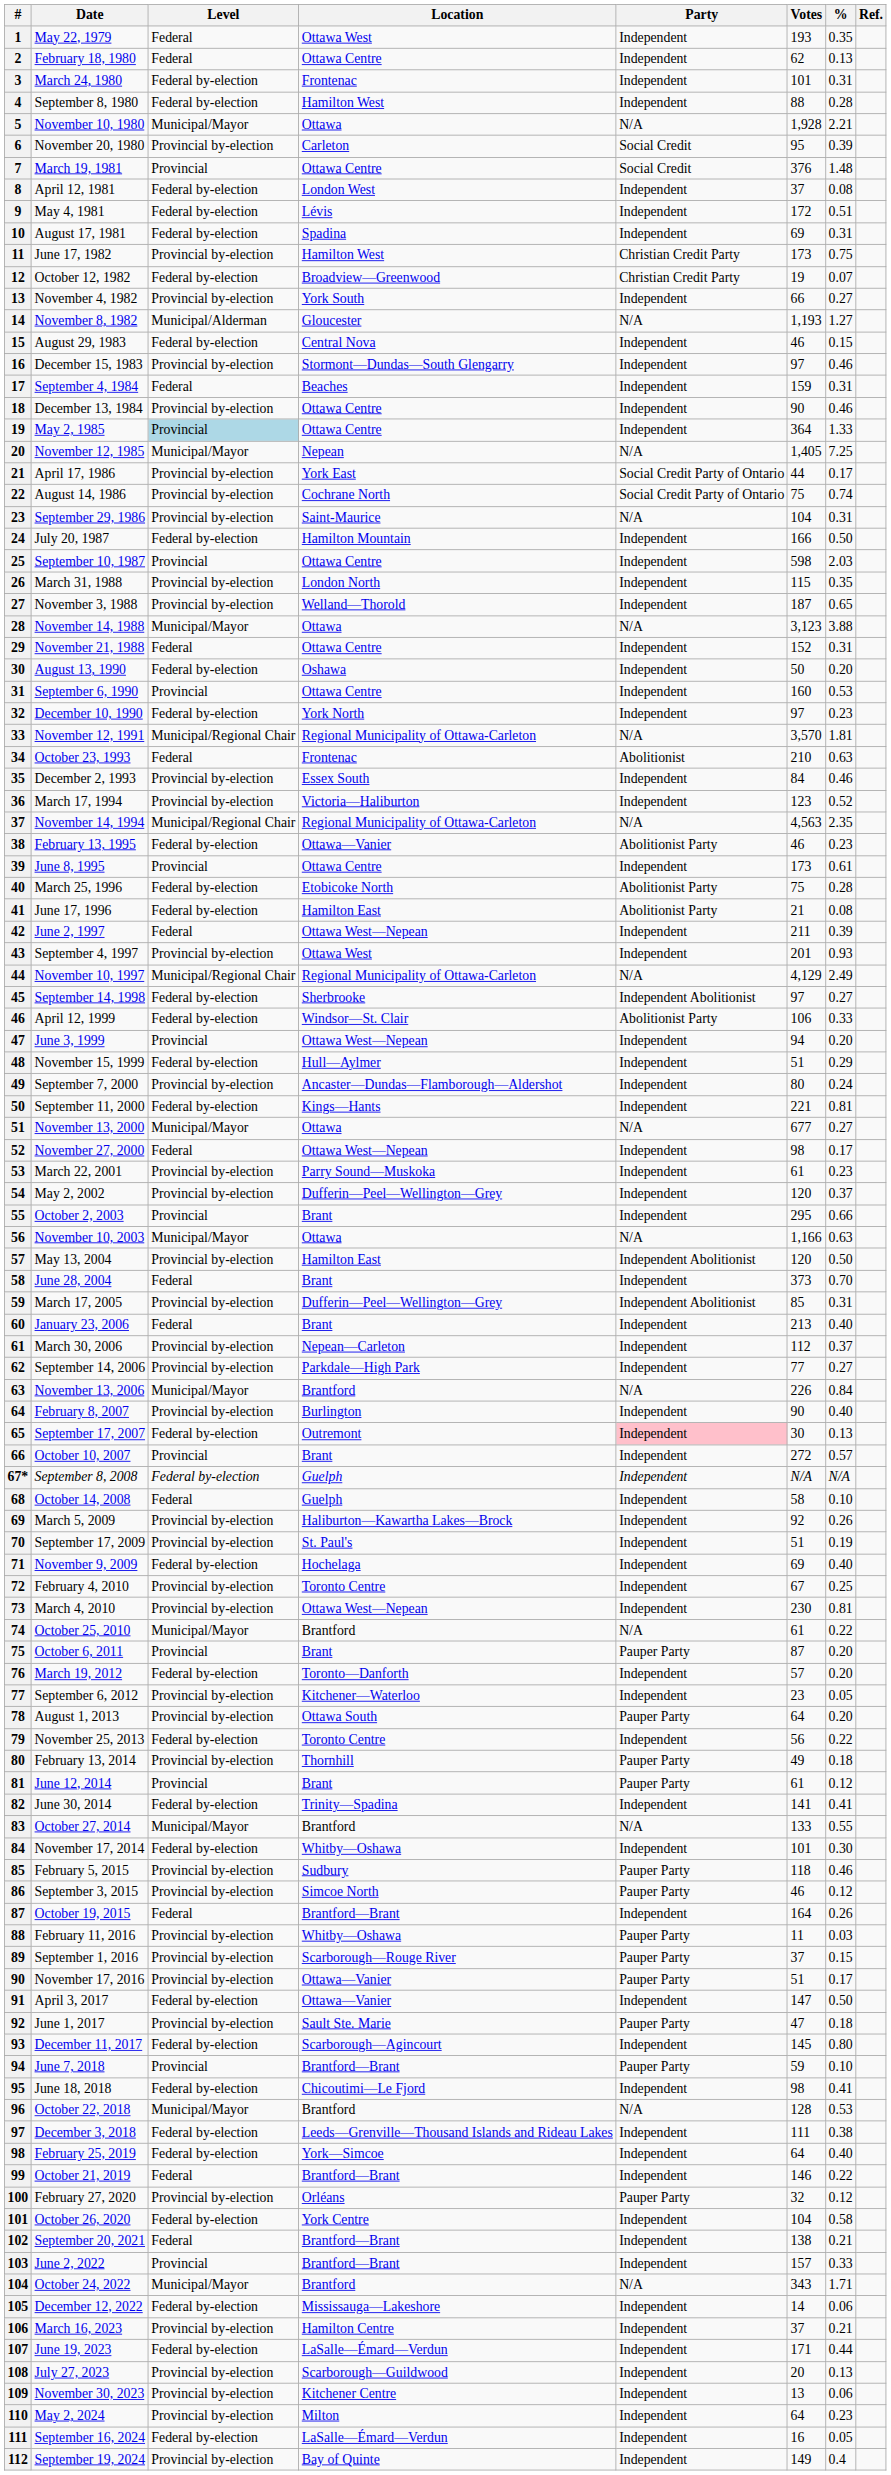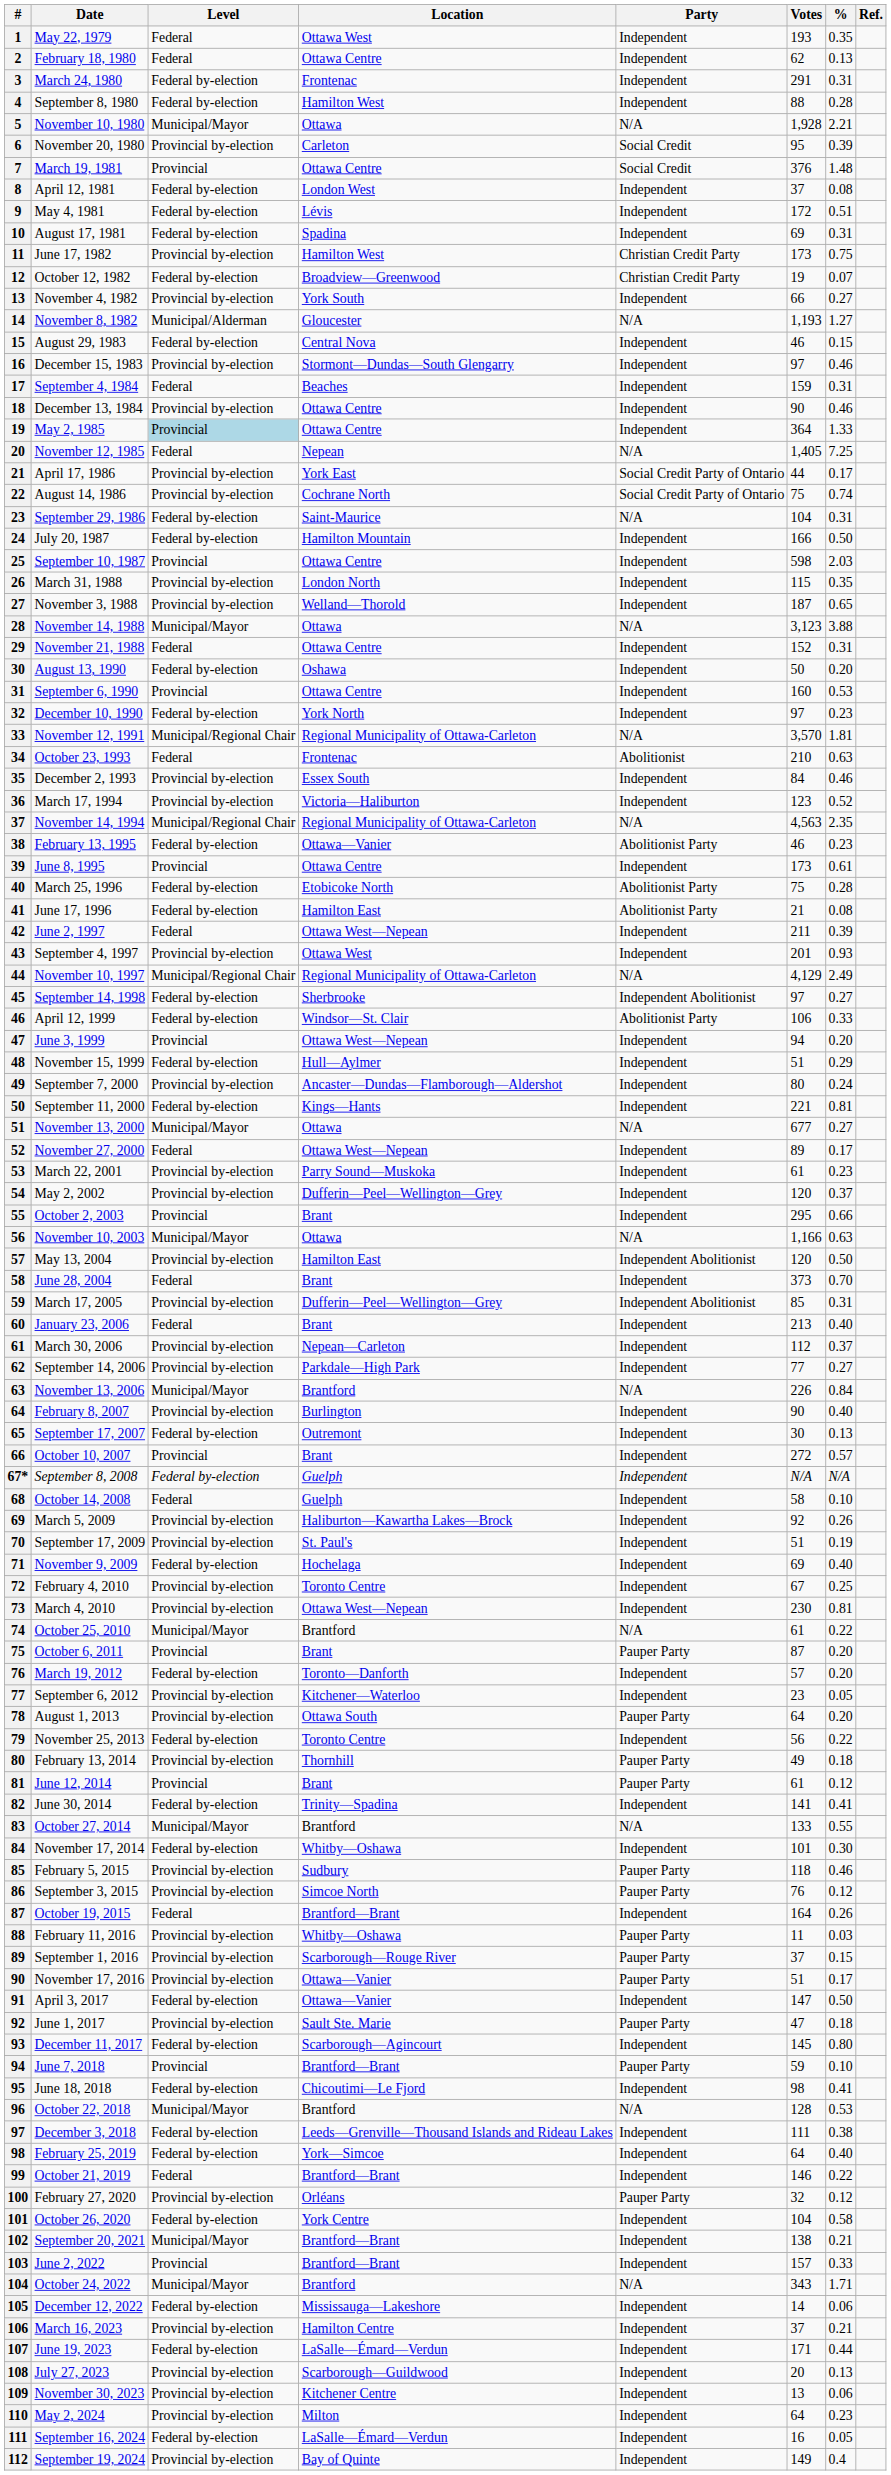(801, 80) 101 -> (801, 80) 291
(200, 451) Municipal/Mayor -> (172, 451) Federal
(212, 517) Provincial by-election -> (205, 517) Federal by-election
(797, 1150) 98 -> (797, 1150) 89
(653, 1433) pink background -> (653, 1433) no background
(797, 1892) 46 -> (797, 1892) 76
(172, 2241) Federal -> (200, 2241) Municipal/Mayor
